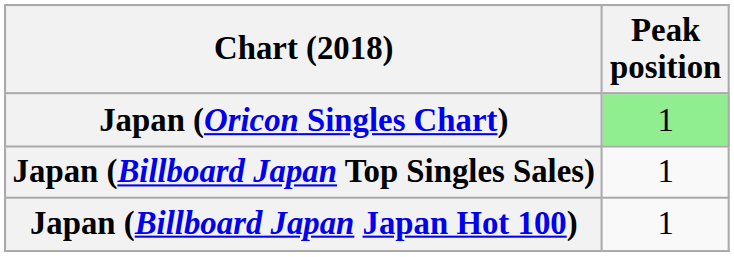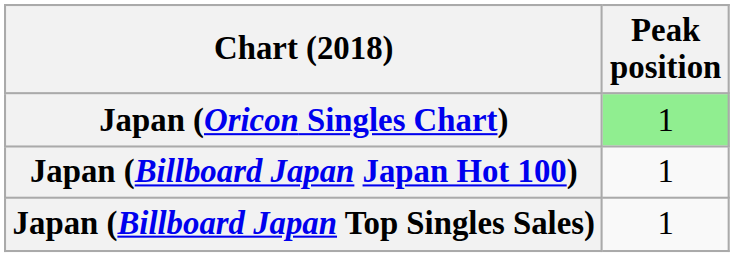rows swapped: (304, 223) <-> (304, 171)
